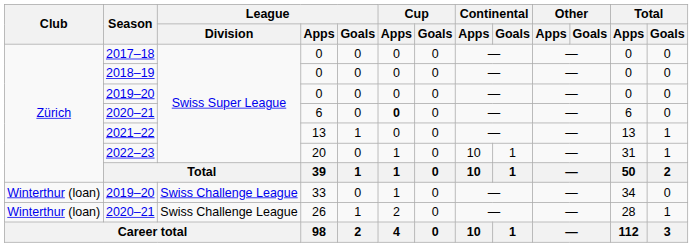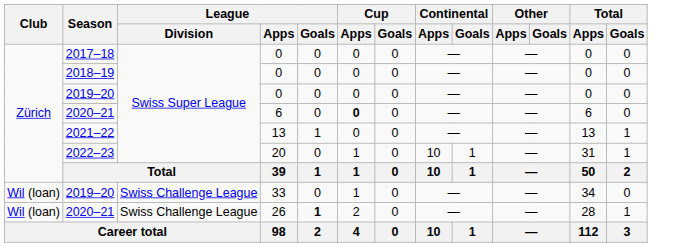(54, 192) Winterthur (loan) -> (34, 192) Wil (loan)
(54, 212) Winterthur (loan) -> (34, 212) Wil (loan)
(358, 212) normal -> (317, 212) bold
